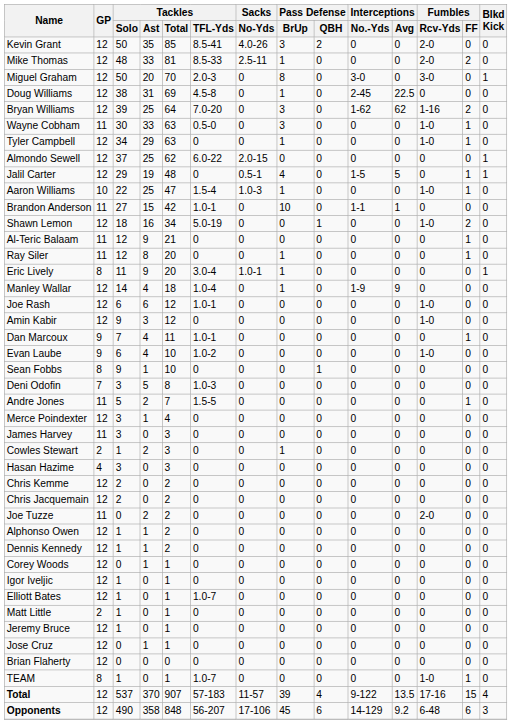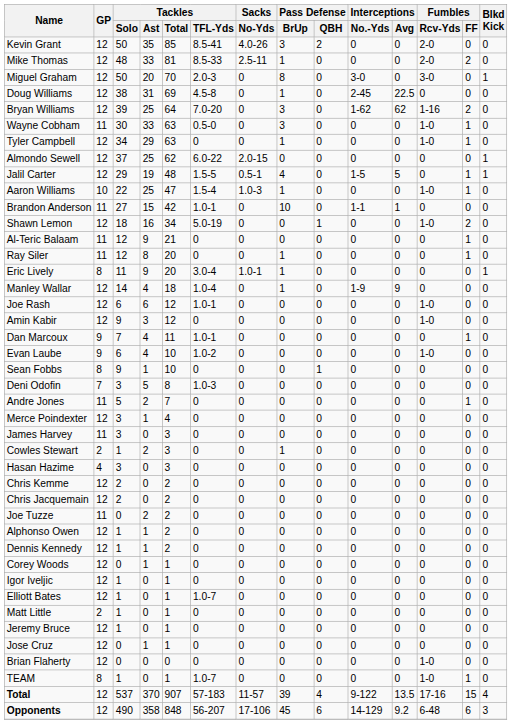(196, 175) 0 -> (205, 175) 1.5-5
(205, 402) 1.5-5 -> (196, 402) 0
(427, 516) 2-0 -> (422, 516) 0
(422, 662) 0 -> (427, 662) 1-0
